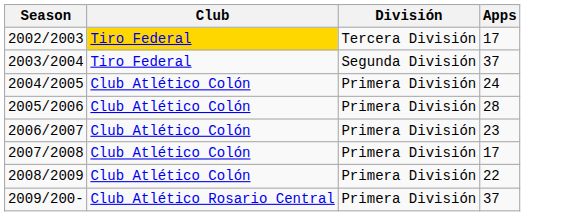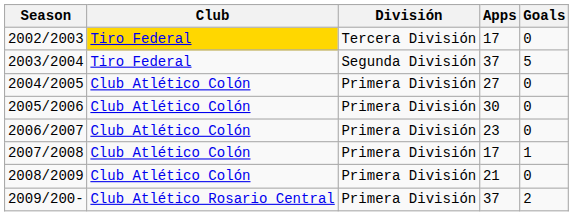+ column: (544, 16)
(491, 85) 24 -> (491, 85) 27
(491, 108) 28 -> (491, 108) 30
(491, 176) 22 -> (491, 176) 21
